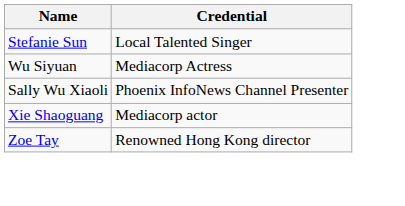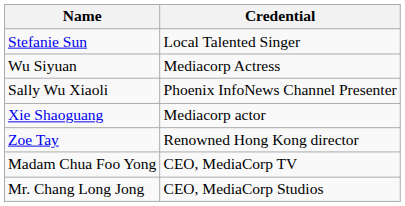+ row: (82, 164)
+ row: (76, 189)
